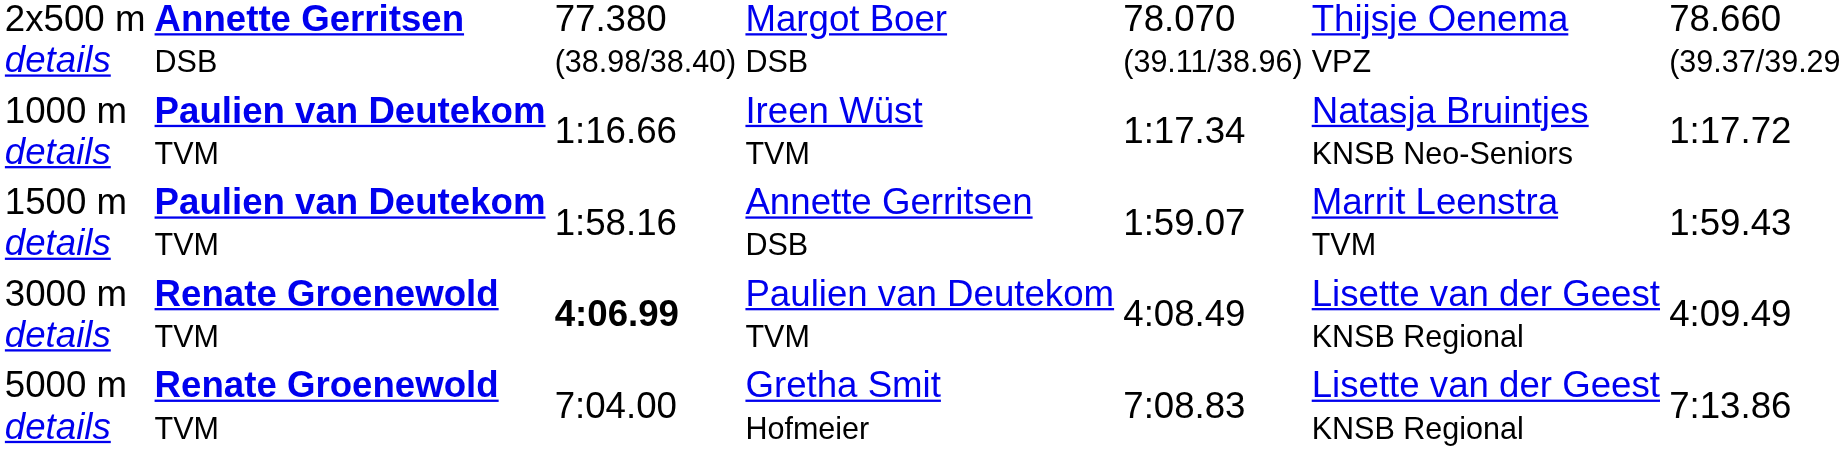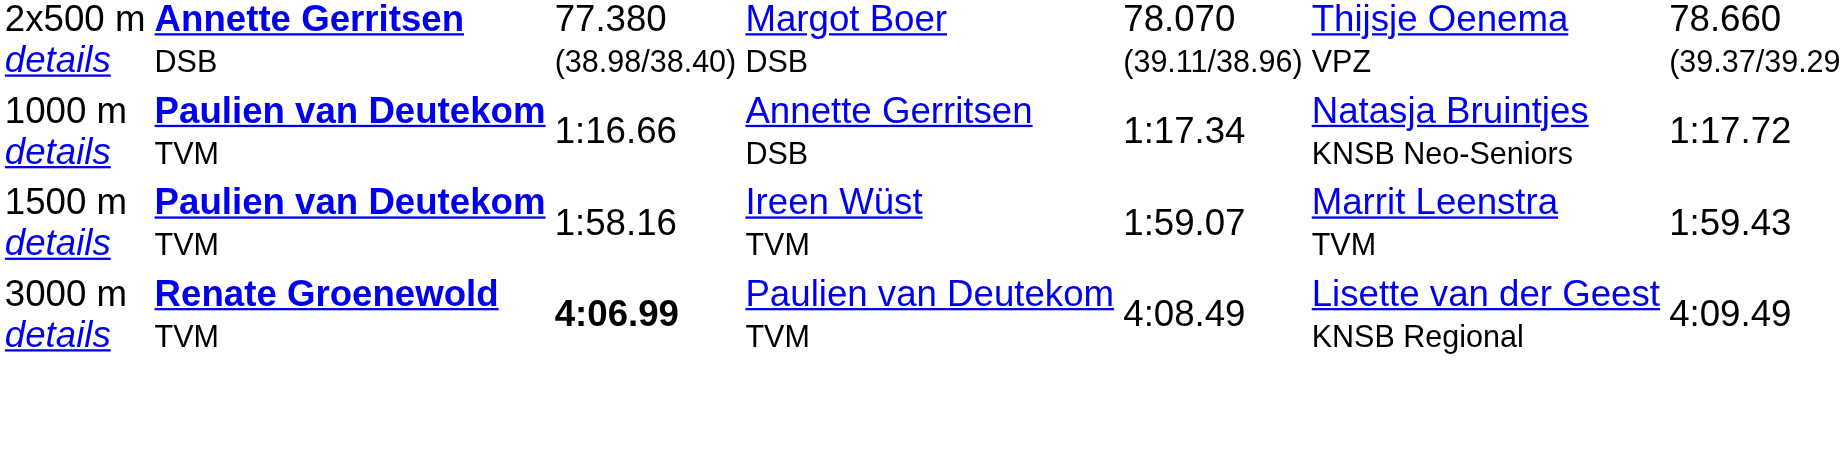(834, 131) Ireen Wüst TVM -> (889, 131) Annette Gerritsen DSB
(889, 222) Annette Gerritsen DSB -> (834, 222) Ireen Wüst TVM
- row: (66, 405)
